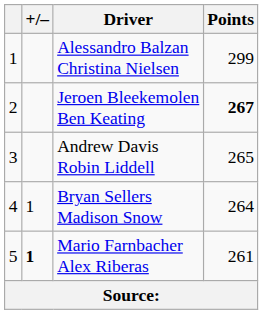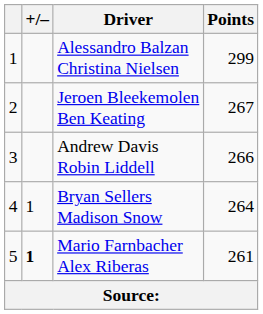(241, 107) bold -> (241, 107) normal
(241, 157) 265 -> (241, 157) 266
